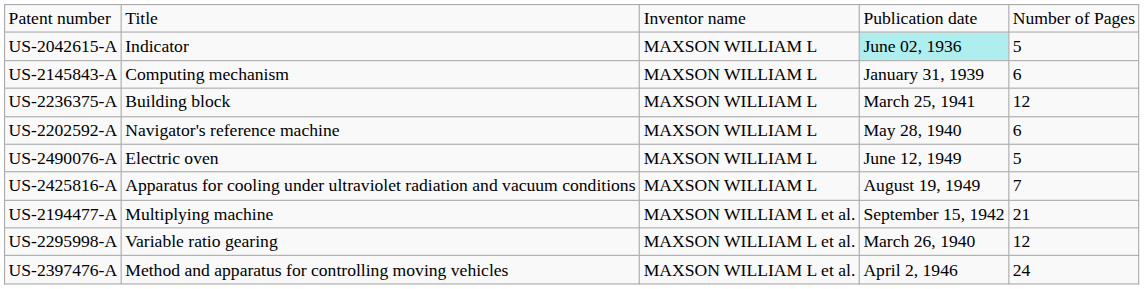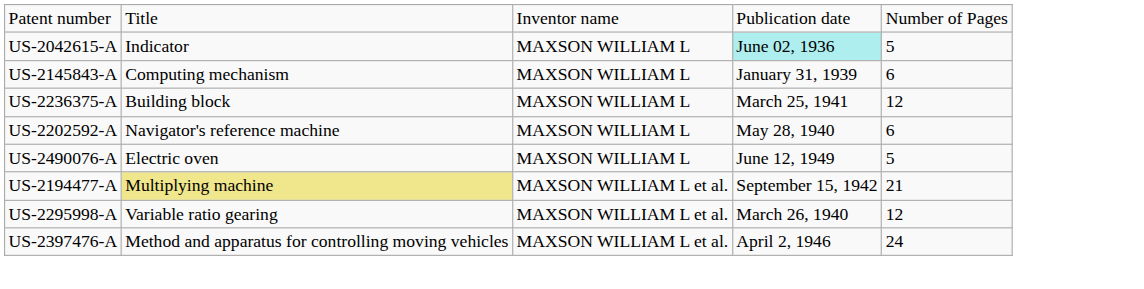- row: (63, 185)
(199, 213) no background -> (199, 185) khaki background
